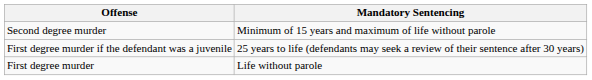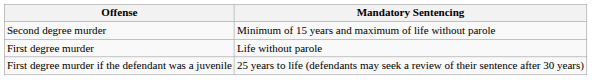rows swapped: (119, 48) <-> (50, 65)
